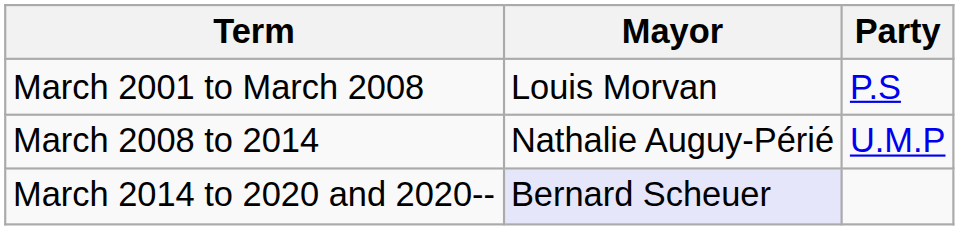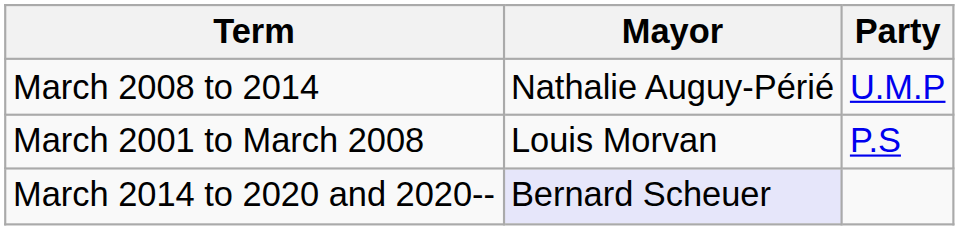rows swapped: (219, 86) <-> (166, 140)
